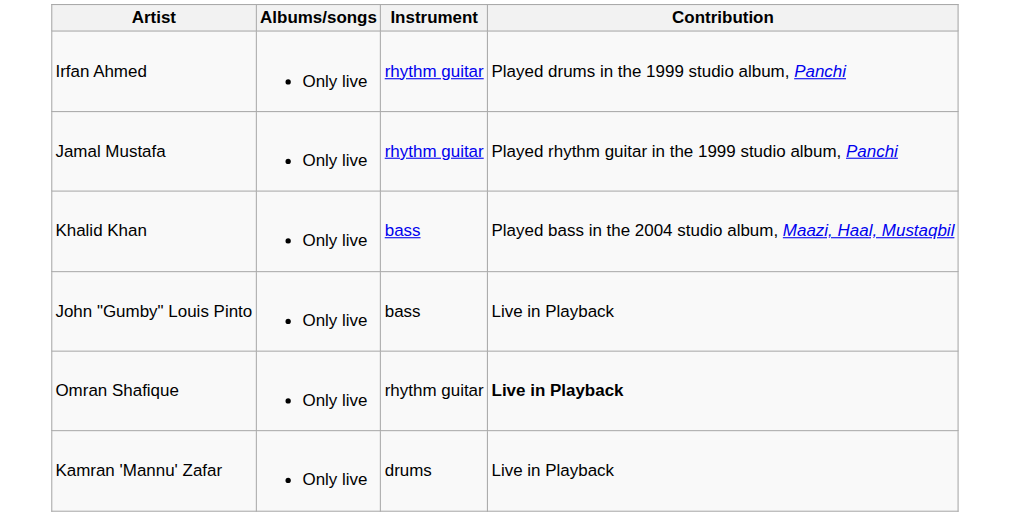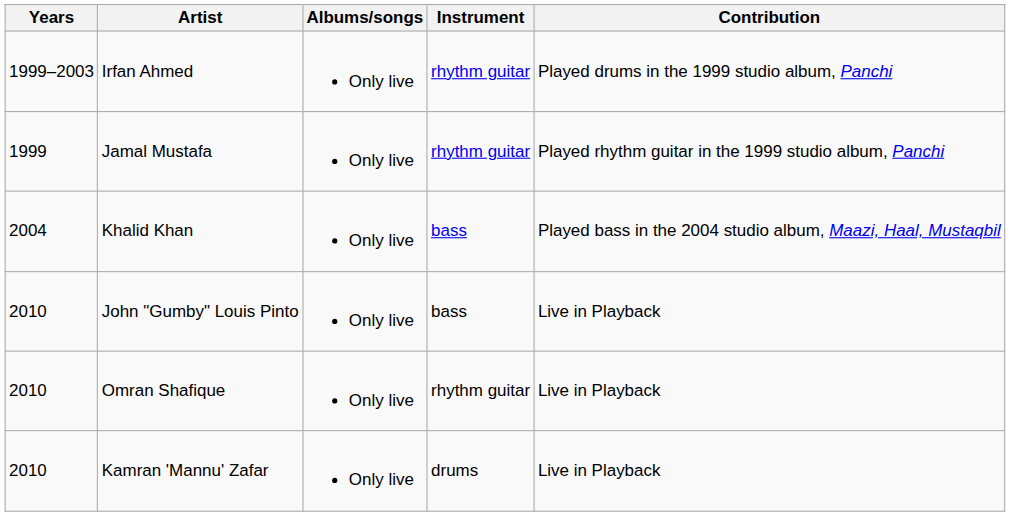+ column: (52, 17)
(558, 390) bold -> (599, 390) normal
